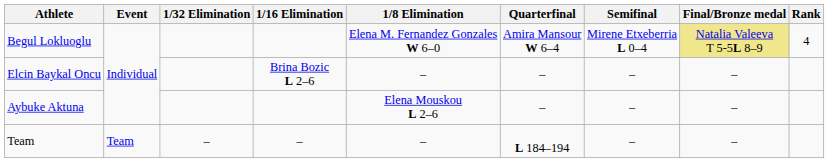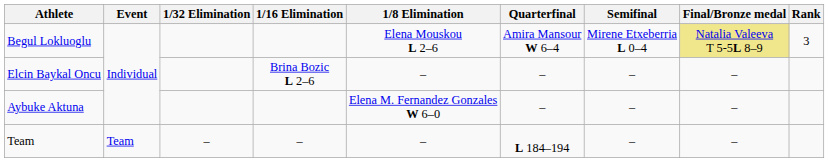(423, 40) Elena M. Fernandez Gonzales W 6–0 -> (423, 40) Elena Mouskou L 2–6
(806, 40) 4 -> (806, 40) 3
(423, 107) Elena Mouskou L 2–6 -> (423, 107) Elena M. Fernandez Gonzales W 6–0
